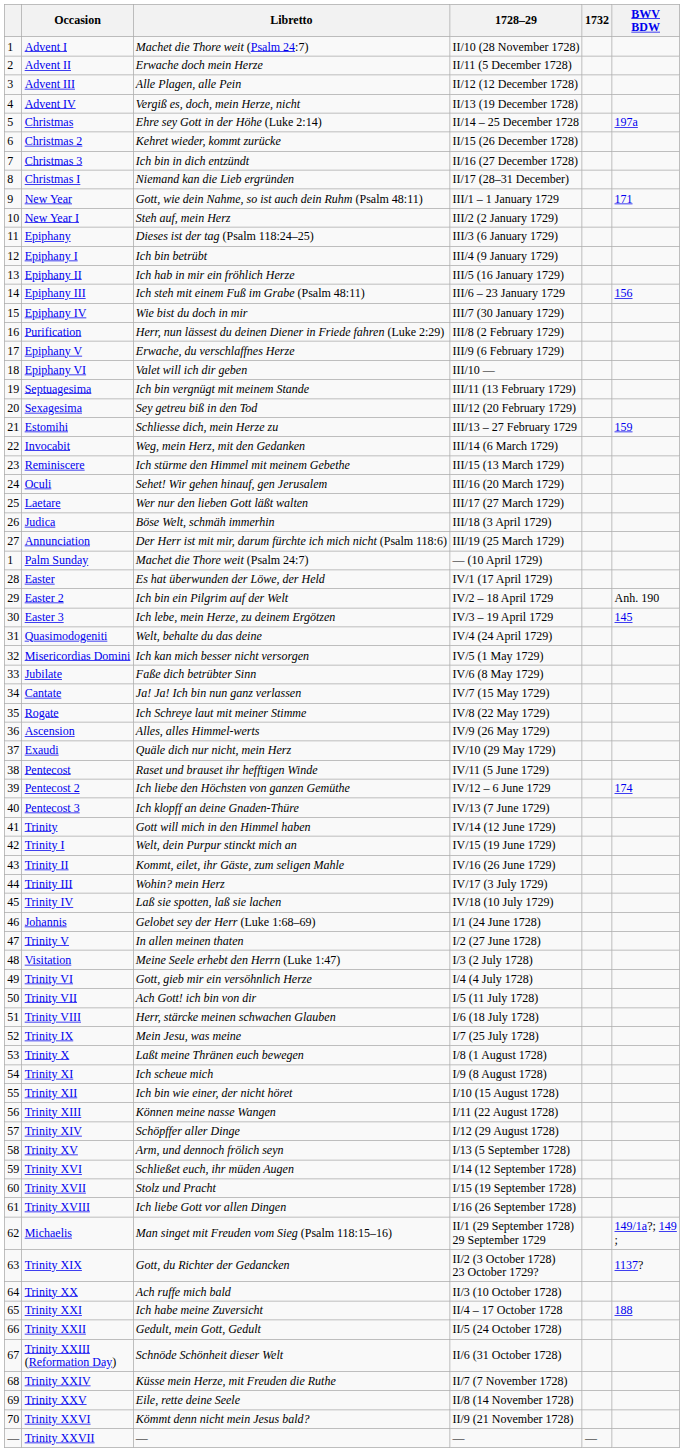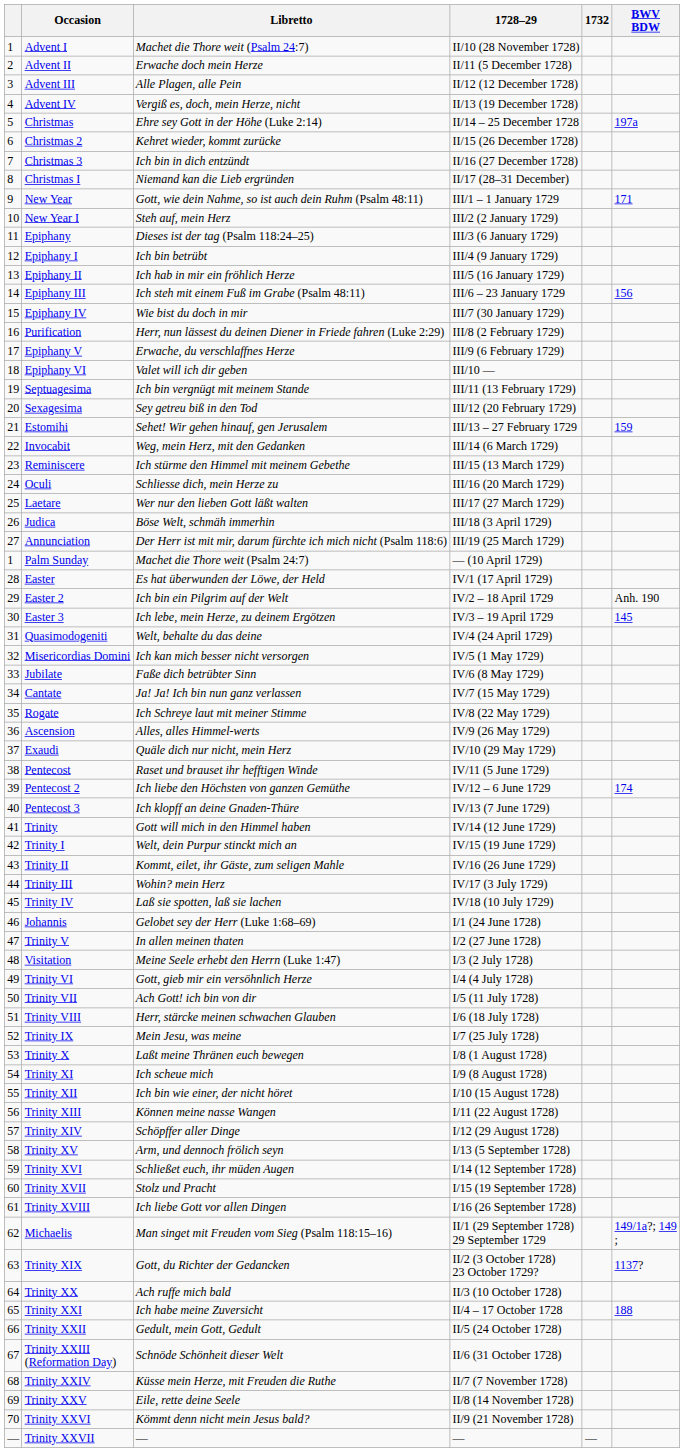(207, 427) Schliesse dich, mein Herze zu -> (232, 427) Sehet! Wir gehen hinauf, gen Jerusalem
(232, 484) Sehet! Wir gehen hinauf, gen Jerusalem -> (207, 484) Schliesse dich, mein Herze zu
